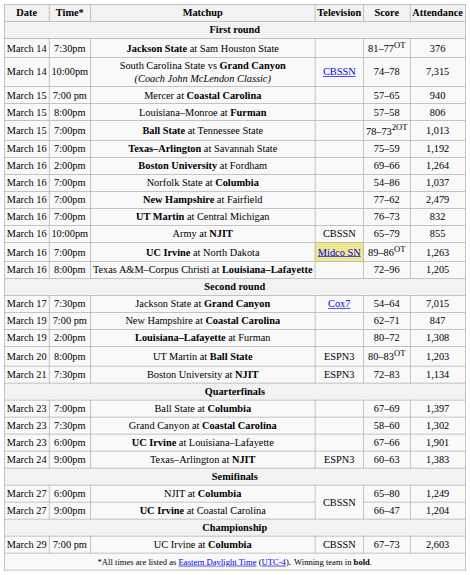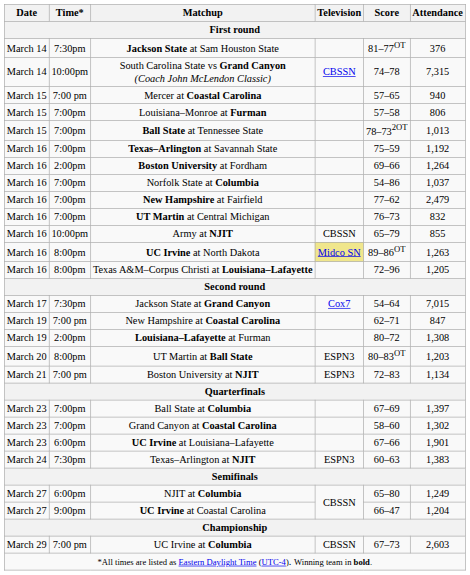(70, 112) 8:00pm -> (70, 112) 7:00pm
(70, 252) 7:00pm -> (70, 252) 8:00pm
(70, 374) 7:30pm -> (70, 374) 7:00 pm
(70, 425) 7:30pm -> (70, 425) 7:00pm
(70, 459) 9:00pm -> (70, 459) 7:30pm
